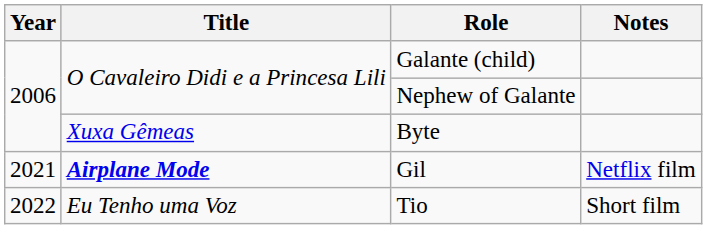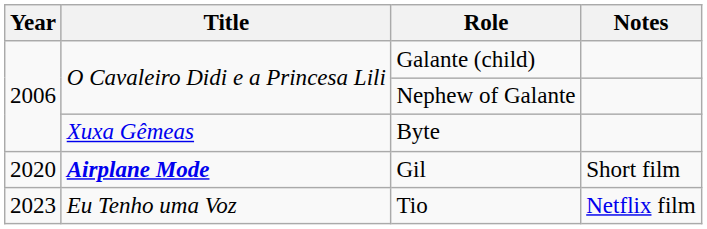(33, 168) 2021 -> (33, 168) 2020
(641, 168) Netflix film -> (633, 168) Short film
(33, 205) 2022 -> (33, 205) 2023
(633, 205) Short film -> (641, 205) Netflix film
